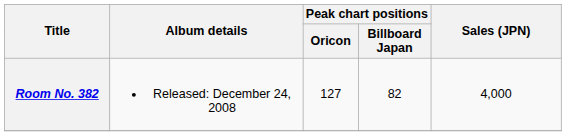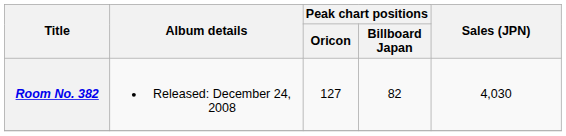(496, 94) 4,000 -> (496, 94) 4,030
